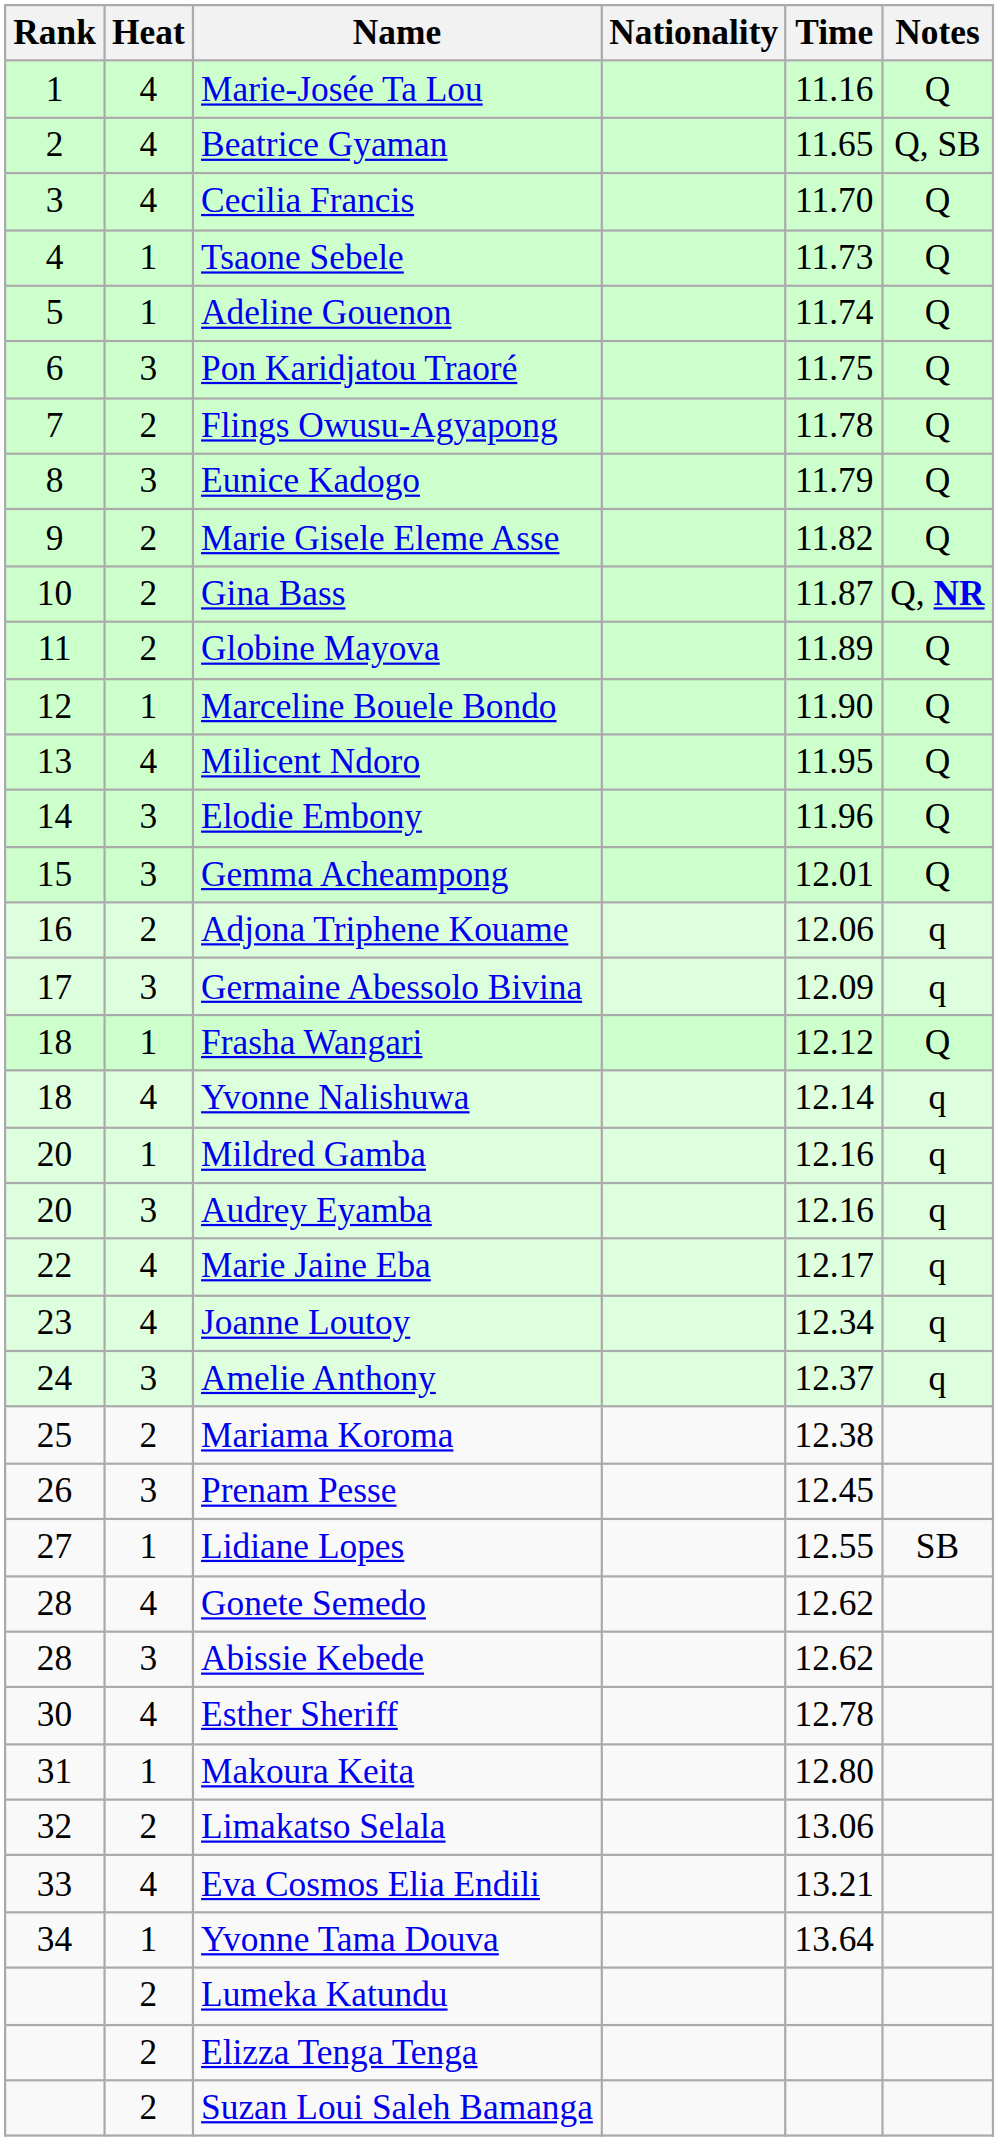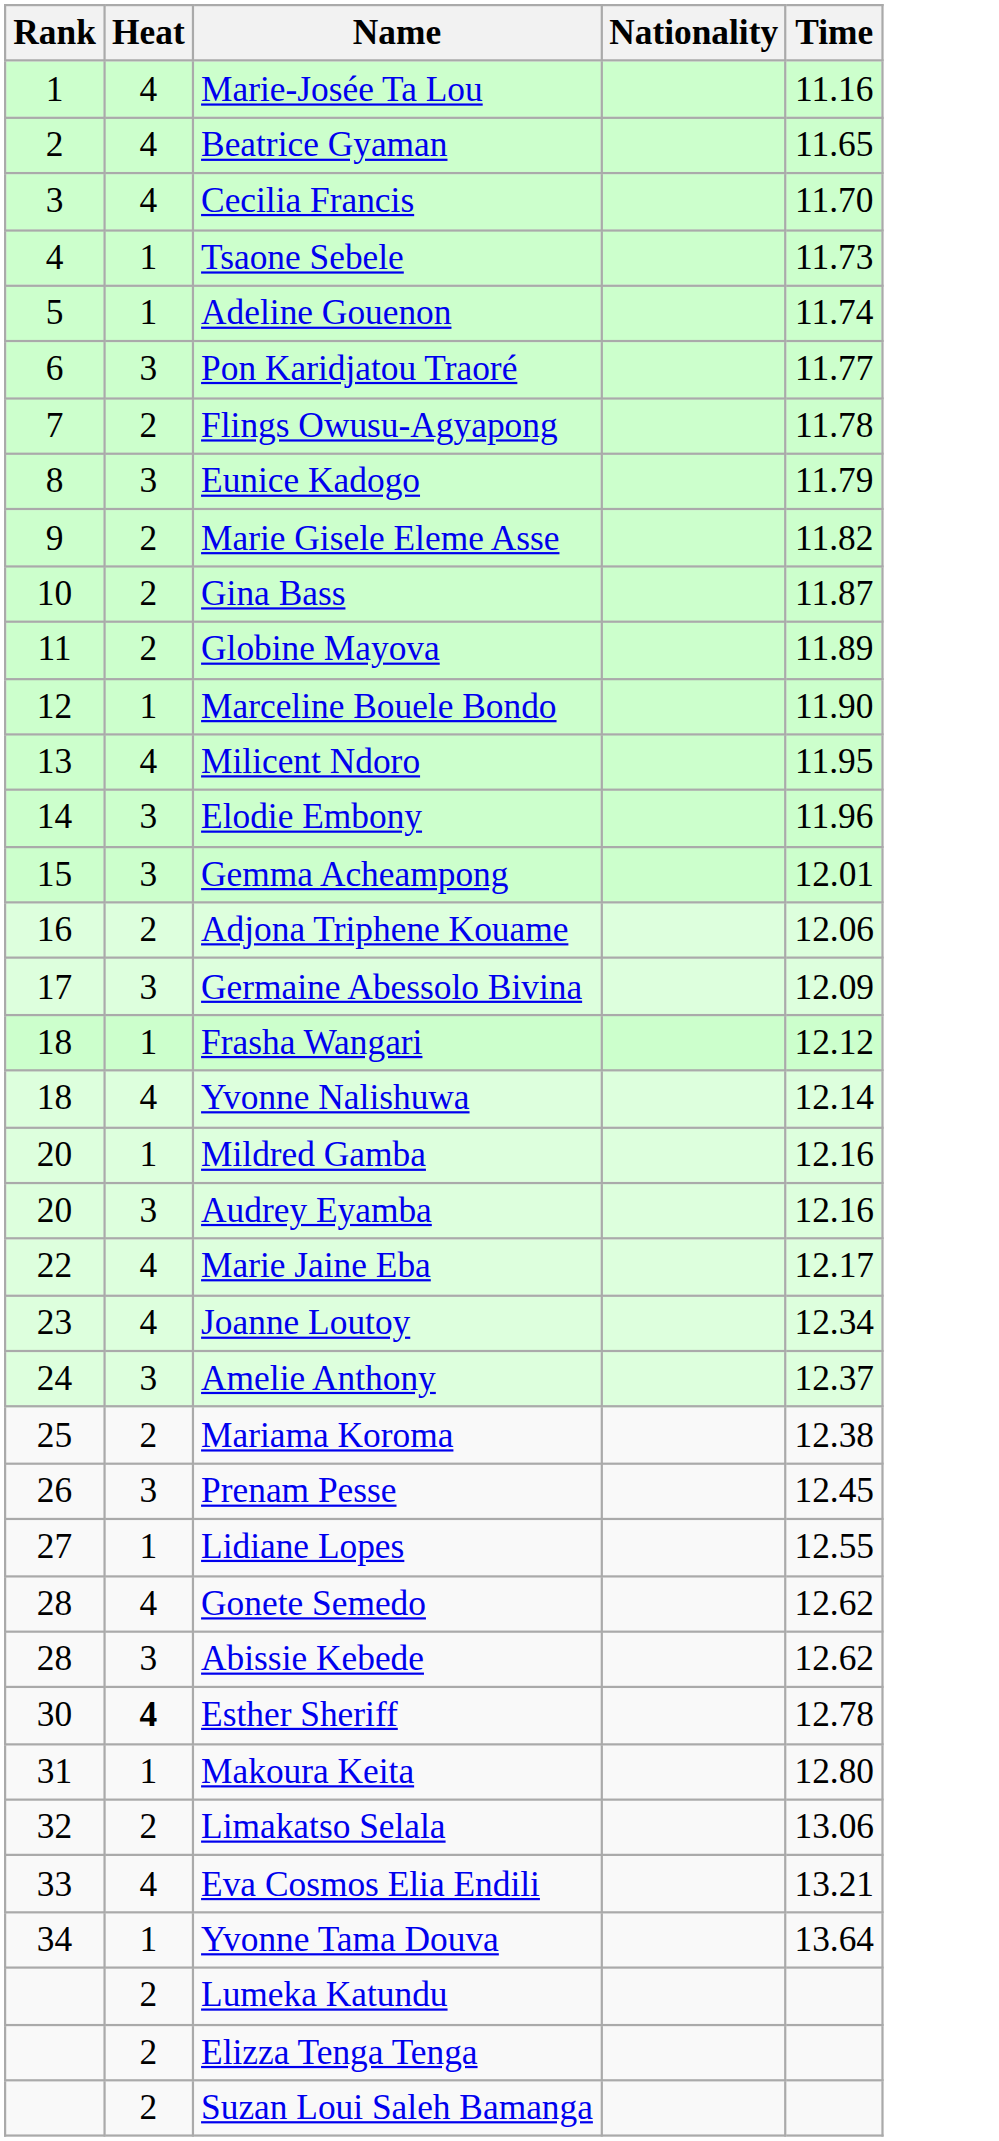- column: (937, 32)
(834, 369) 11.75 -> (834, 369) 11.77
(148, 1714) normal -> (148, 1714) bold
